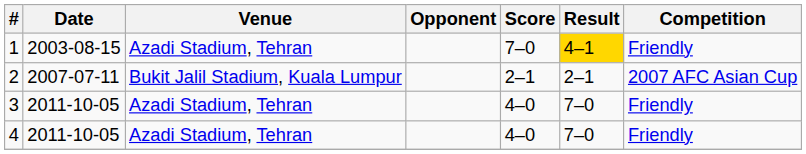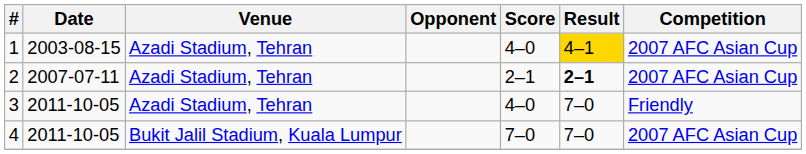(520, 47) 7–0 -> (520, 47) 4–0
(660, 47) Friendly -> (713, 47) 2007 AFC Asian Cup
(265, 76) Bukit Jalil Stadium, Kuala Lumpur -> (221, 76) Azadi Stadium, Tehran
(579, 76) normal -> (579, 76) bold
(221, 134) Azadi Stadium, Tehran -> (265, 134) Bukit Jalil Stadium, Kuala Lumpur
(520, 134) 4–0 -> (520, 134) 7–0
(660, 134) Friendly -> (713, 134) 2007 AFC Asian Cup
